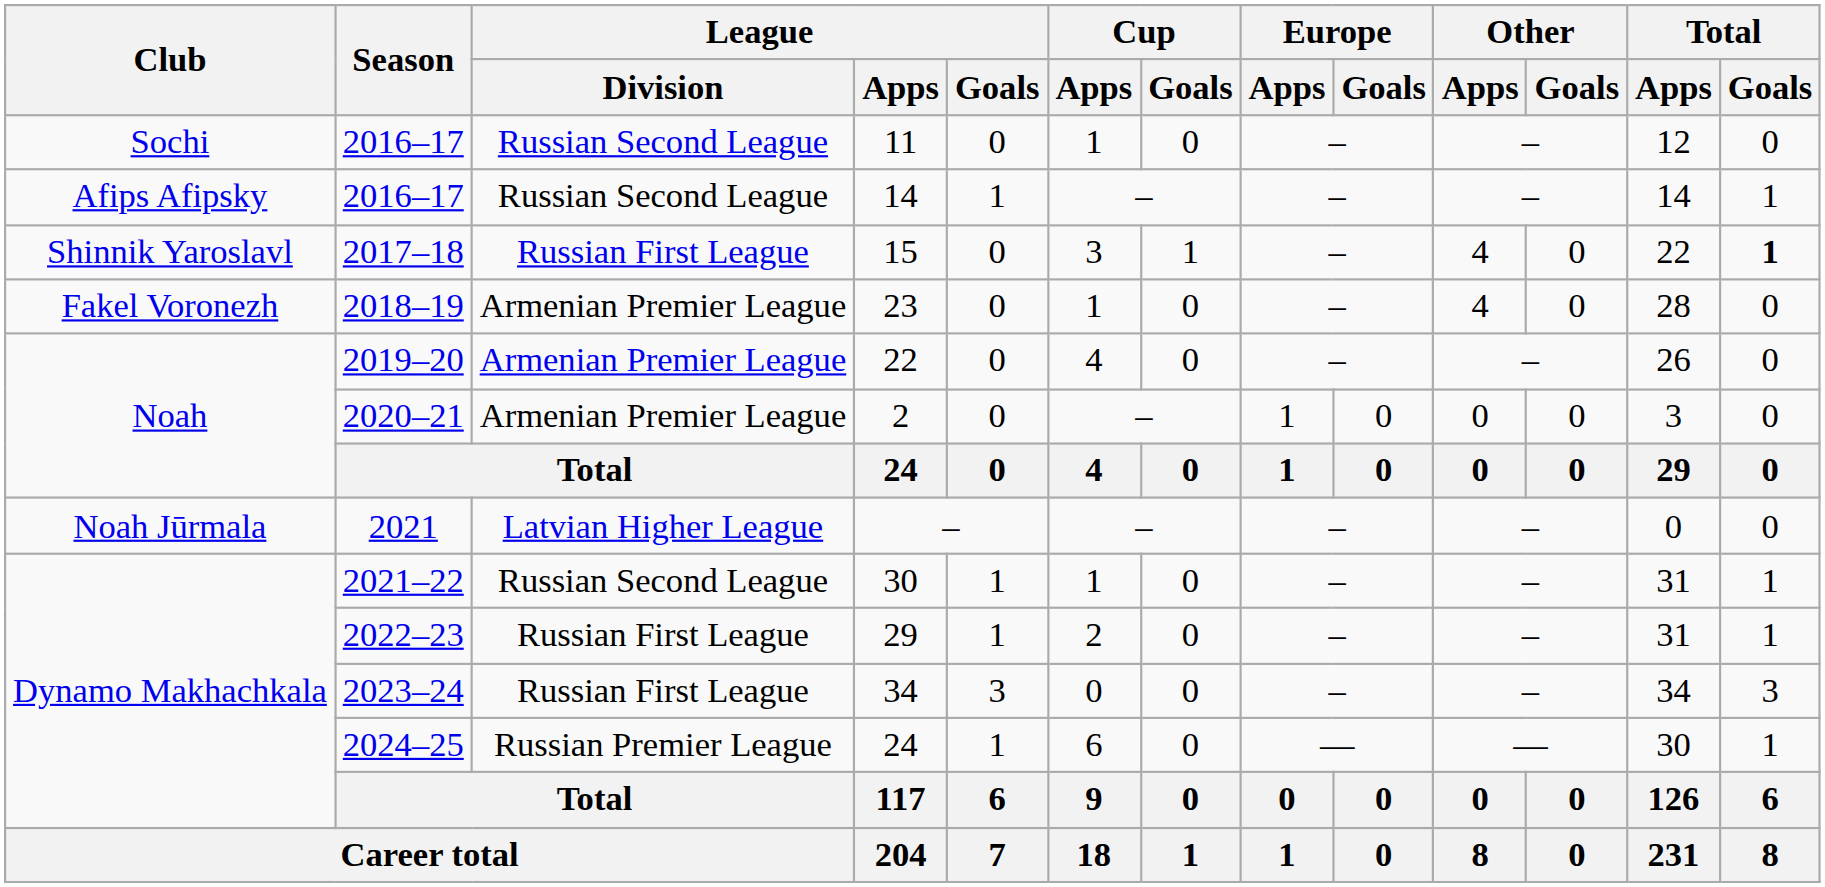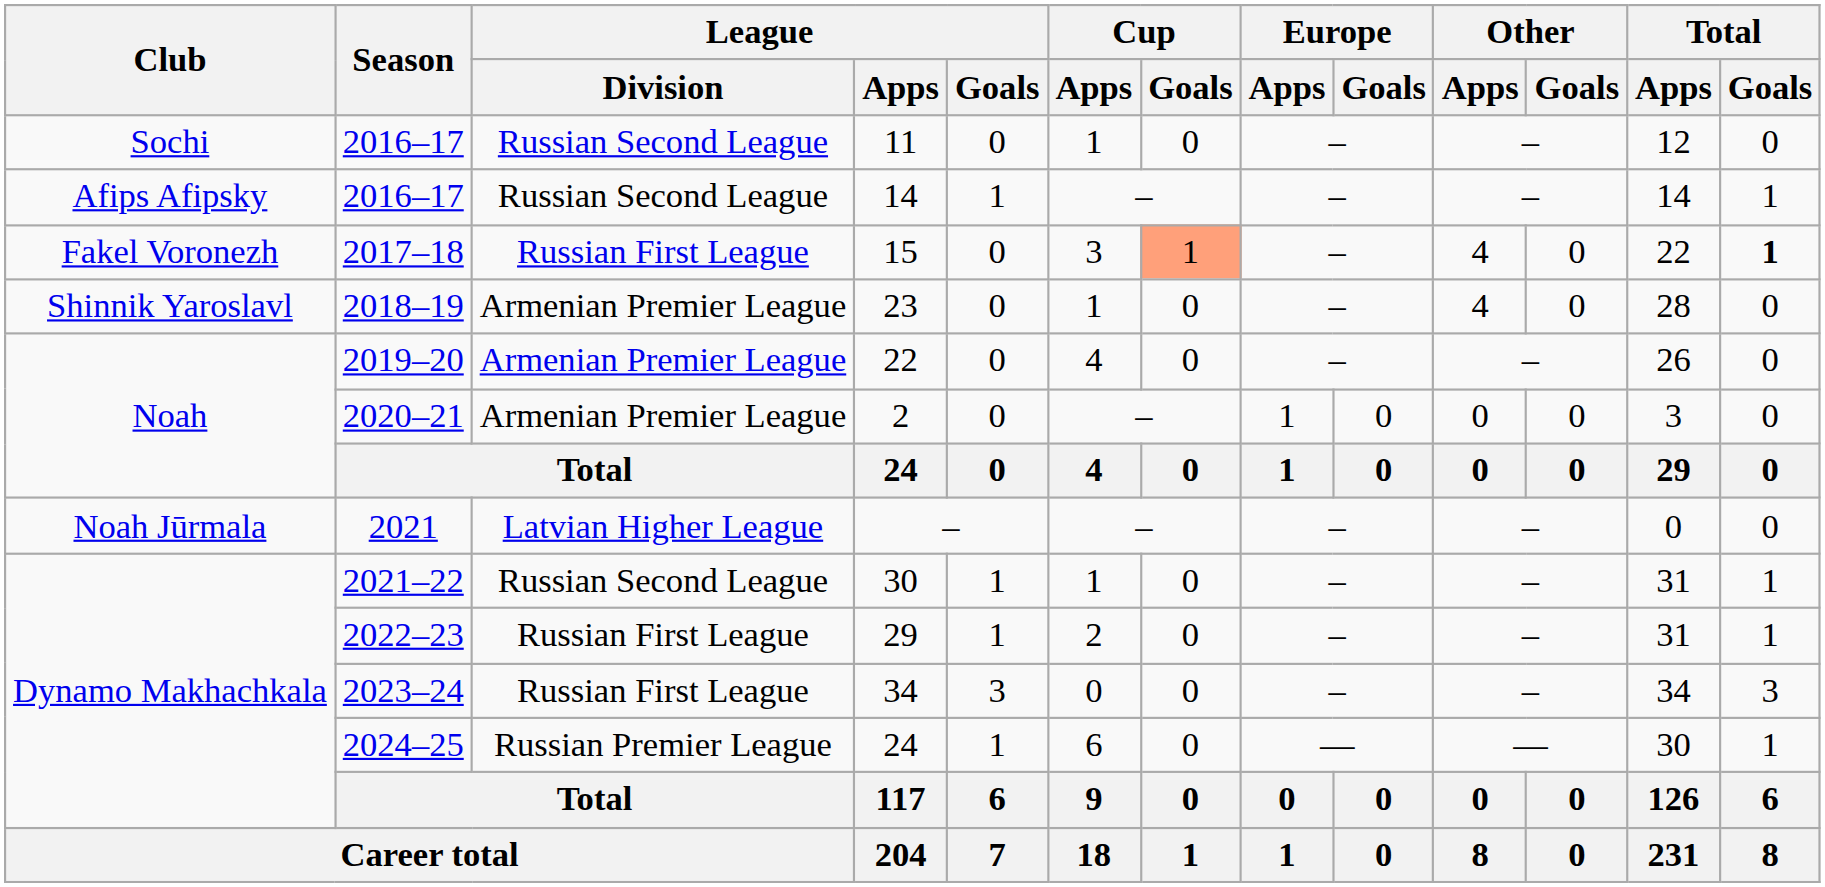(170, 251) Shinnik Yaroslavl -> (170, 251) Fakel Voronezh
(1190, 251) no background -> (1190, 251) lightsalmon background
(170, 305) Fakel Voronezh -> (170, 305) Shinnik Yaroslavl
